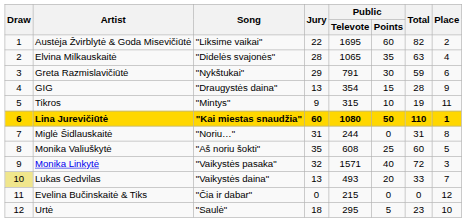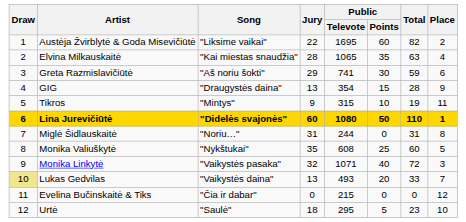(235, 57) "Didelės svajonės" -> (249, 57) "Kai miestas snaudžia"
(220, 73) "Nykštukai" -> (232, 73) "Aš noriu šokti"
(350, 73) 791 -> (346, 73) 741
(249, 118) "Kai miestas snaudžia" -> (244, 118) "Didelės svajonės"
(228, 149) "Aš noriu šokti" -> (224, 149) "Nykštukai"
(350, 164) 1571 -> (346, 164) 1071
